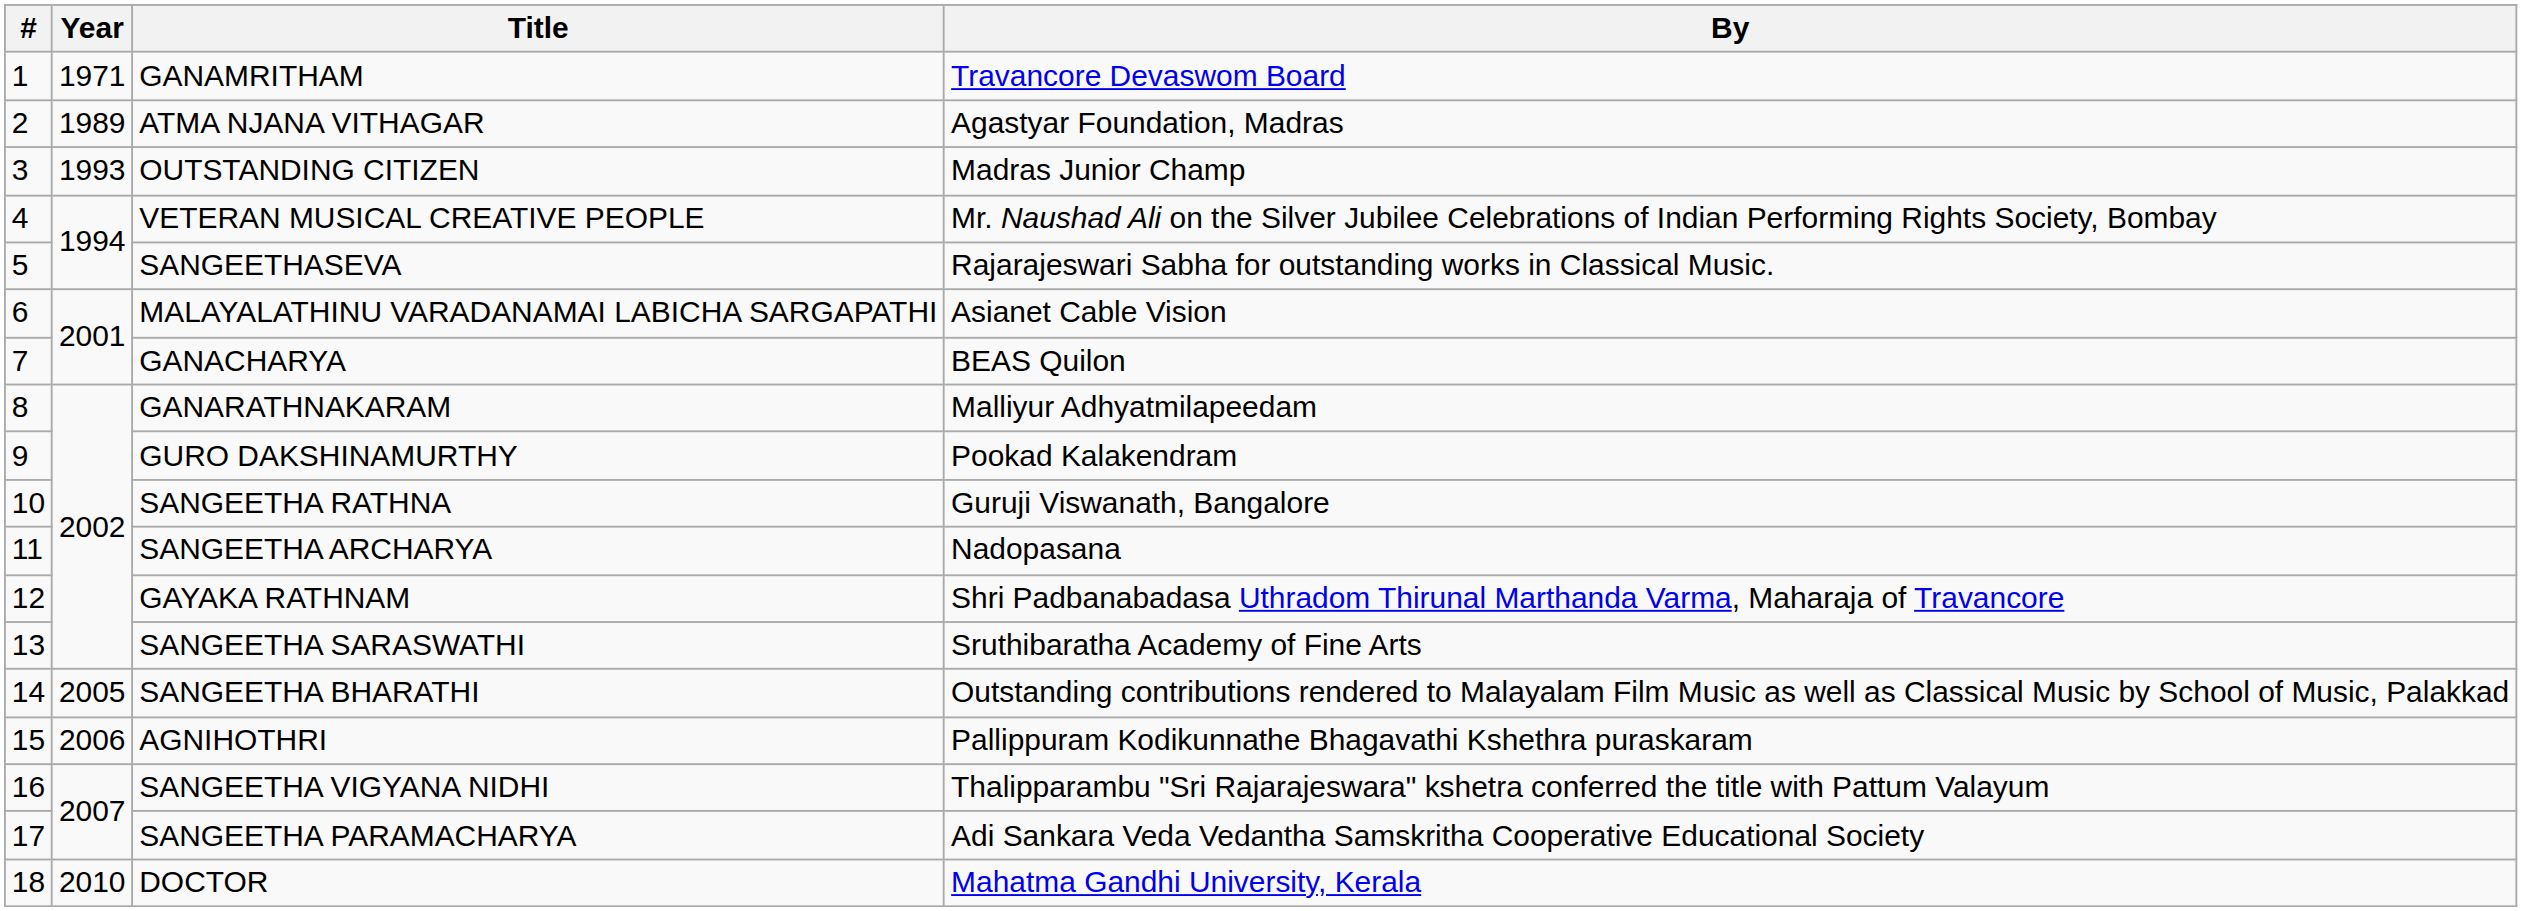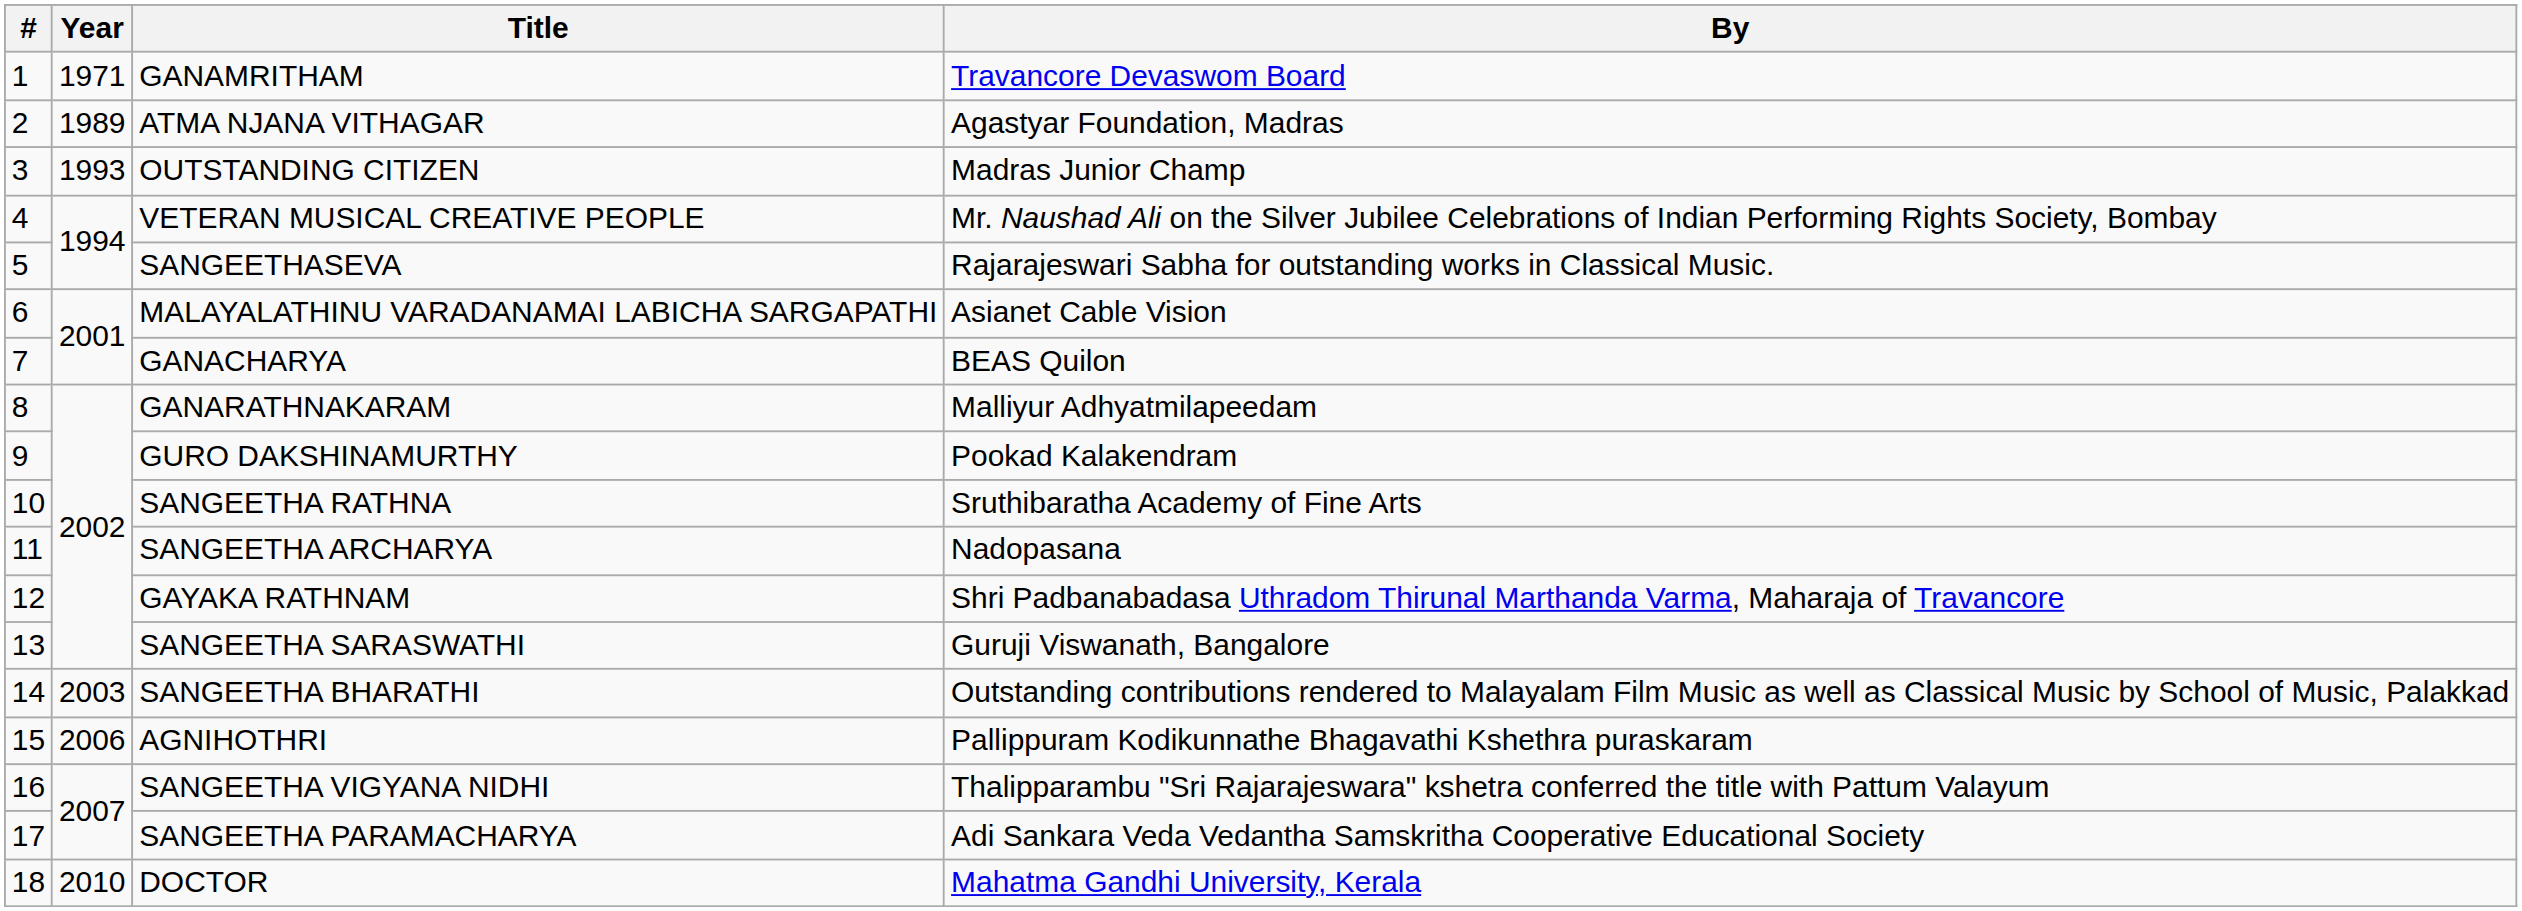(1140, 502) Guruji Viswanath, Bangalore -> (1186, 502) Sruthibaratha Academy of Fine Arts
(1186, 645) Sruthibaratha Academy of Fine Arts -> (1140, 645) Guruji Viswanath, Bangalore
(92, 692) 2005 -> (92, 692) 2003
